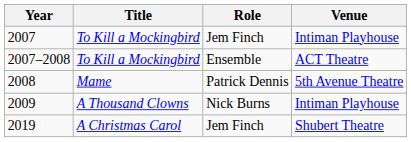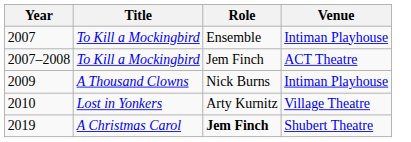(235, 37) Jem Finch -> (234, 37) Ensemble
(234, 59) Ensemble -> (235, 59) Jem Finch
- row: (22, 81)
+ row: (22, 103)
(235, 125) normal -> (237, 125) bold
